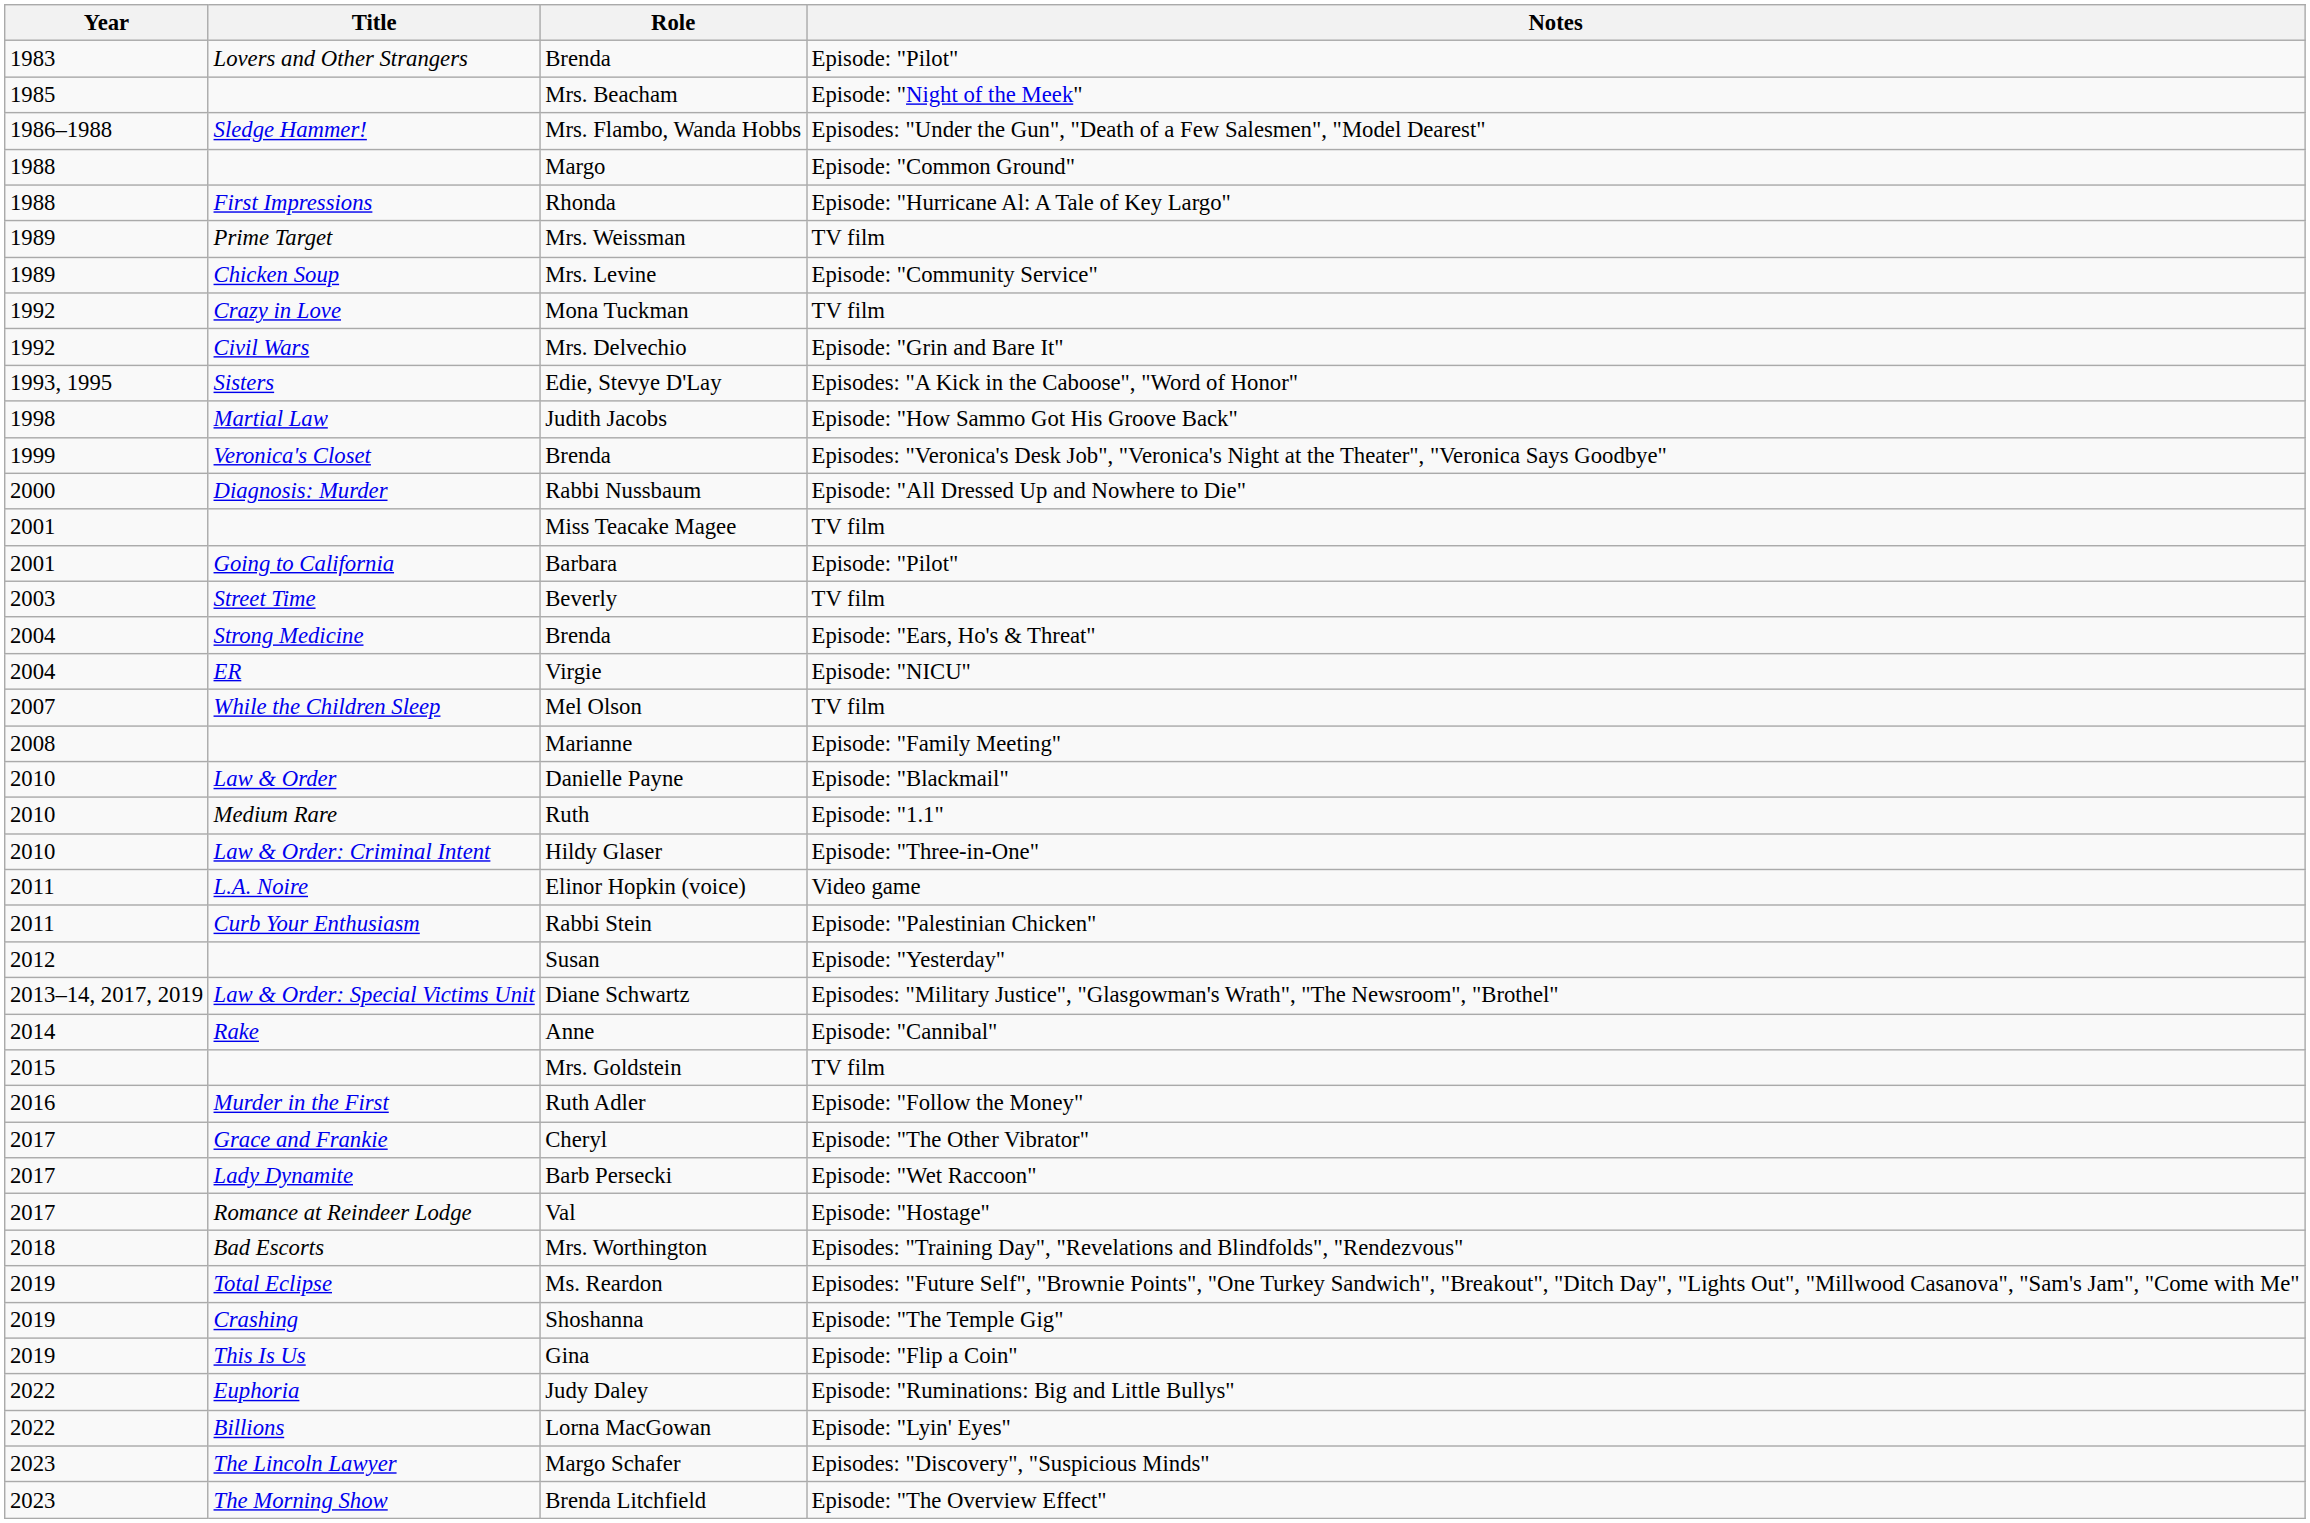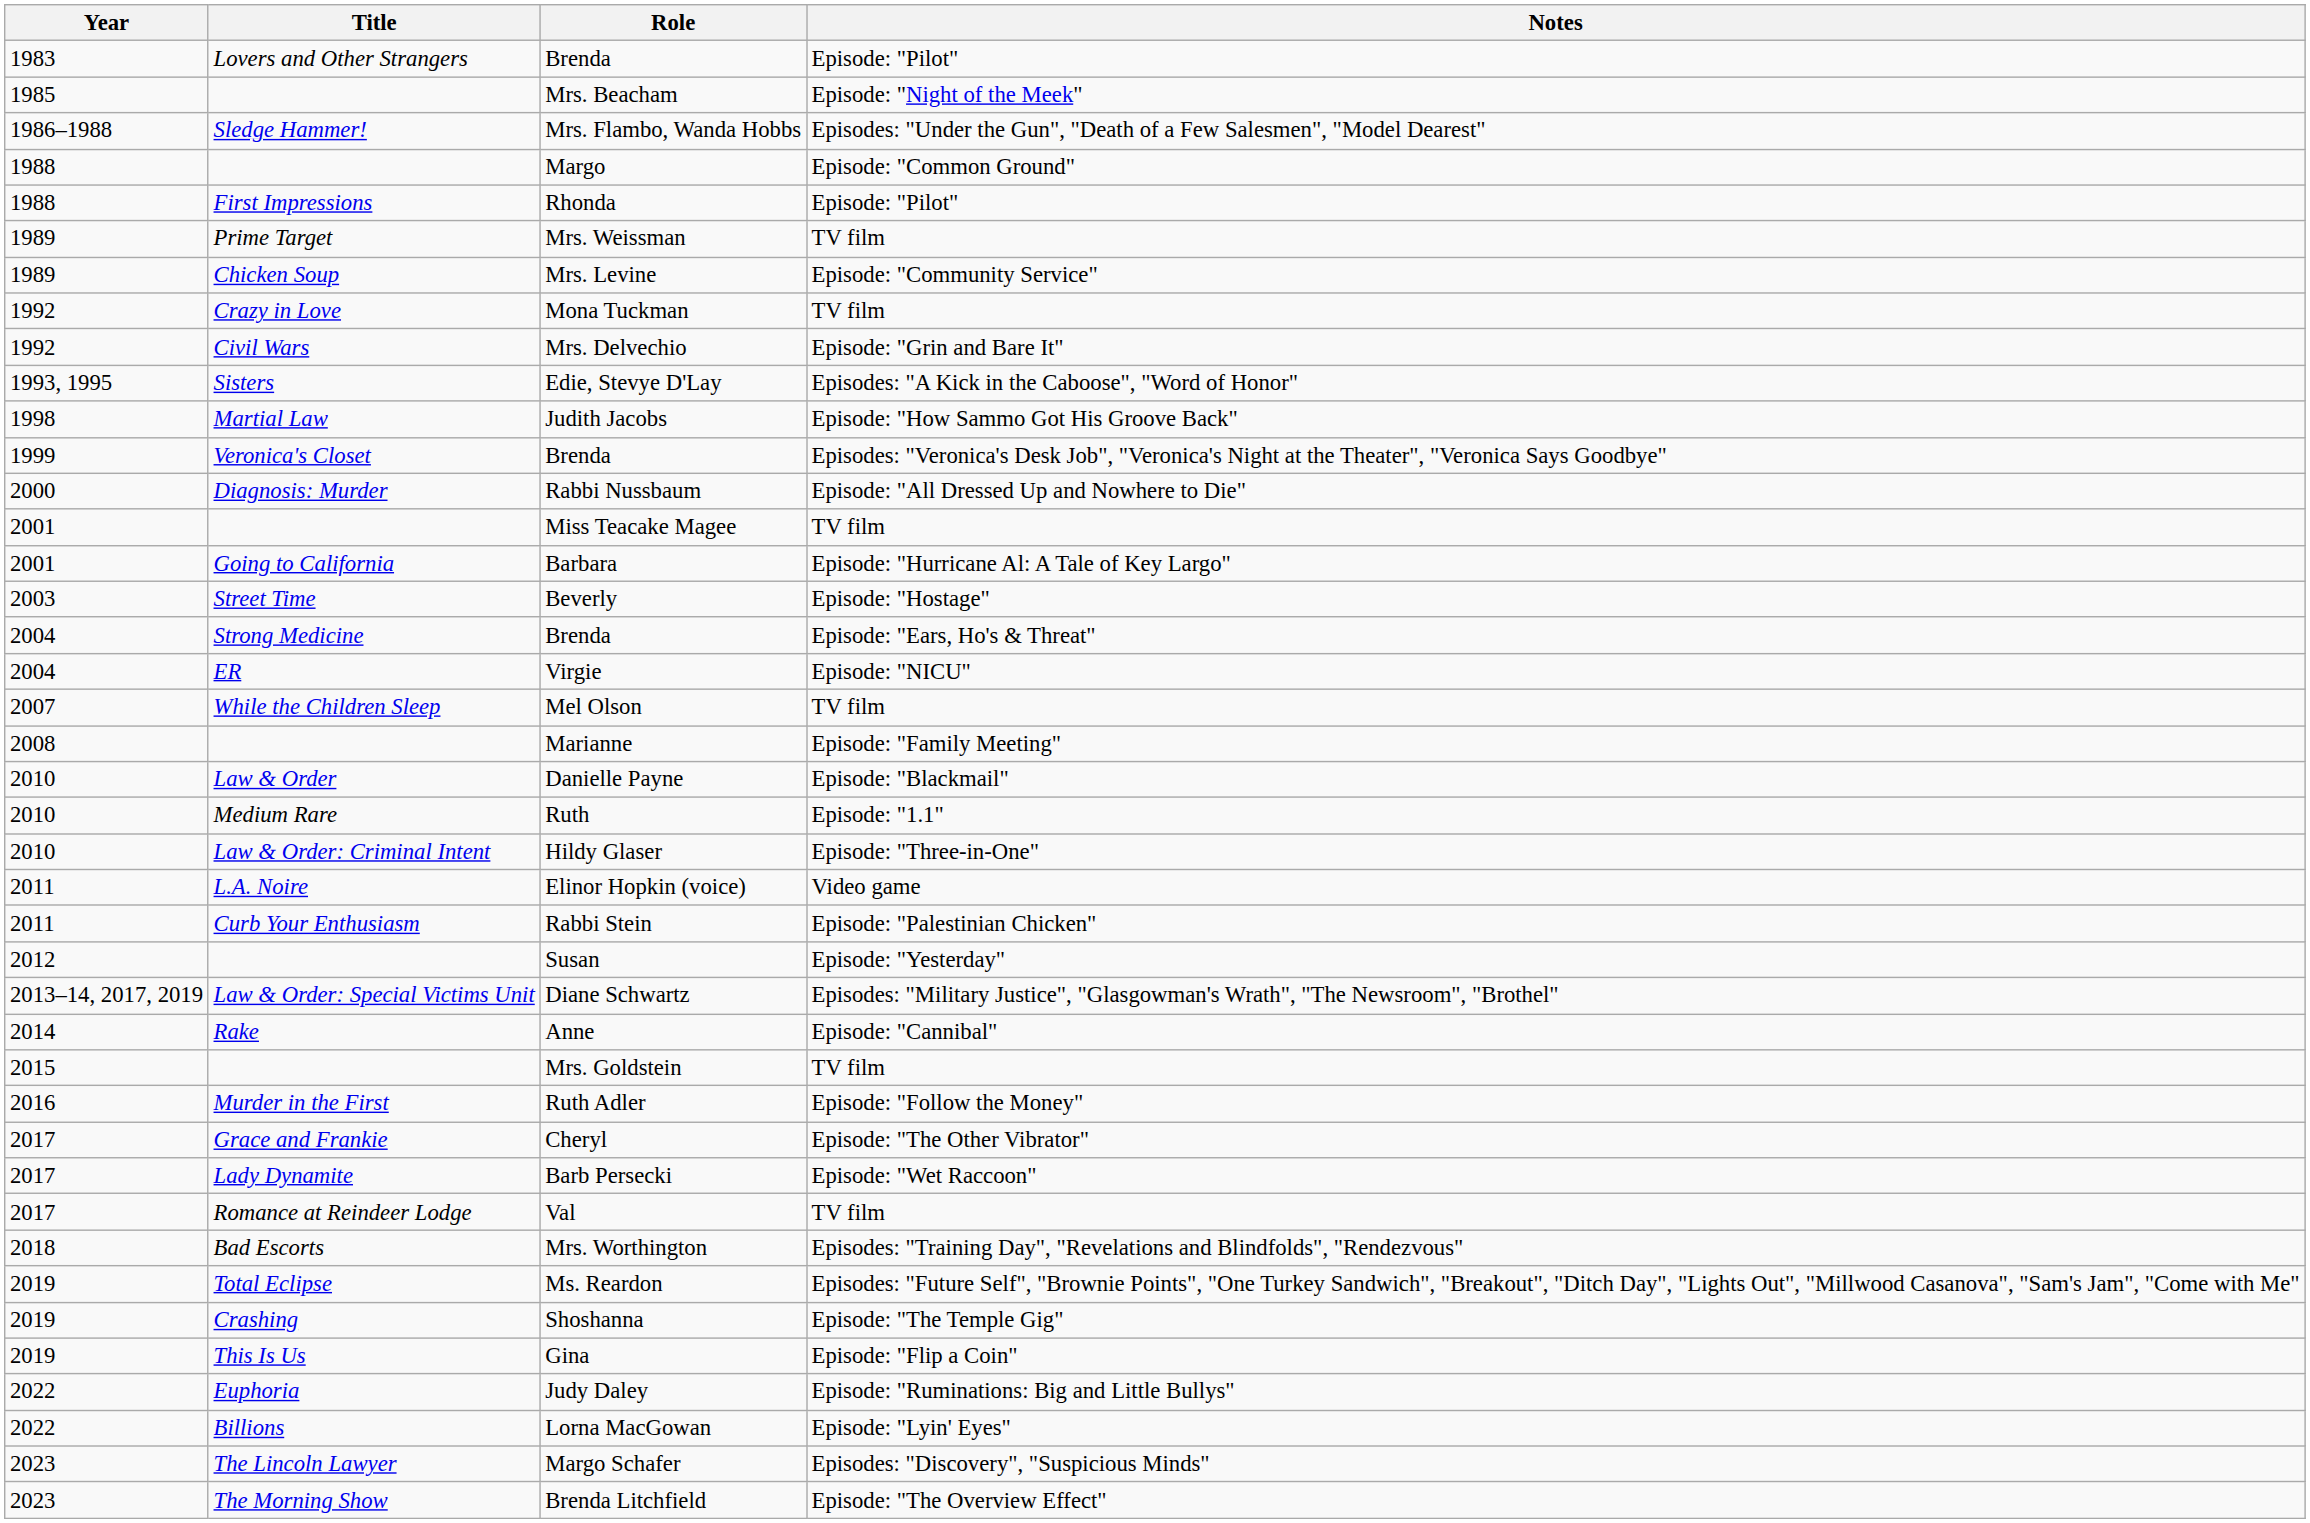(1021, 202) Episode: "Hurricane Al: A Tale of Key Largo" -> (885, 202) Episode: "Pilot"
(885, 563) Episode: "Pilot" -> (1021, 563) Episode: "Hurricane Al: A Tale of Key Largo"
(848, 599) TV film -> (901, 599) Episode: "Hostage"
(901, 1211) Episode: "Hostage" -> (848, 1211) TV film
